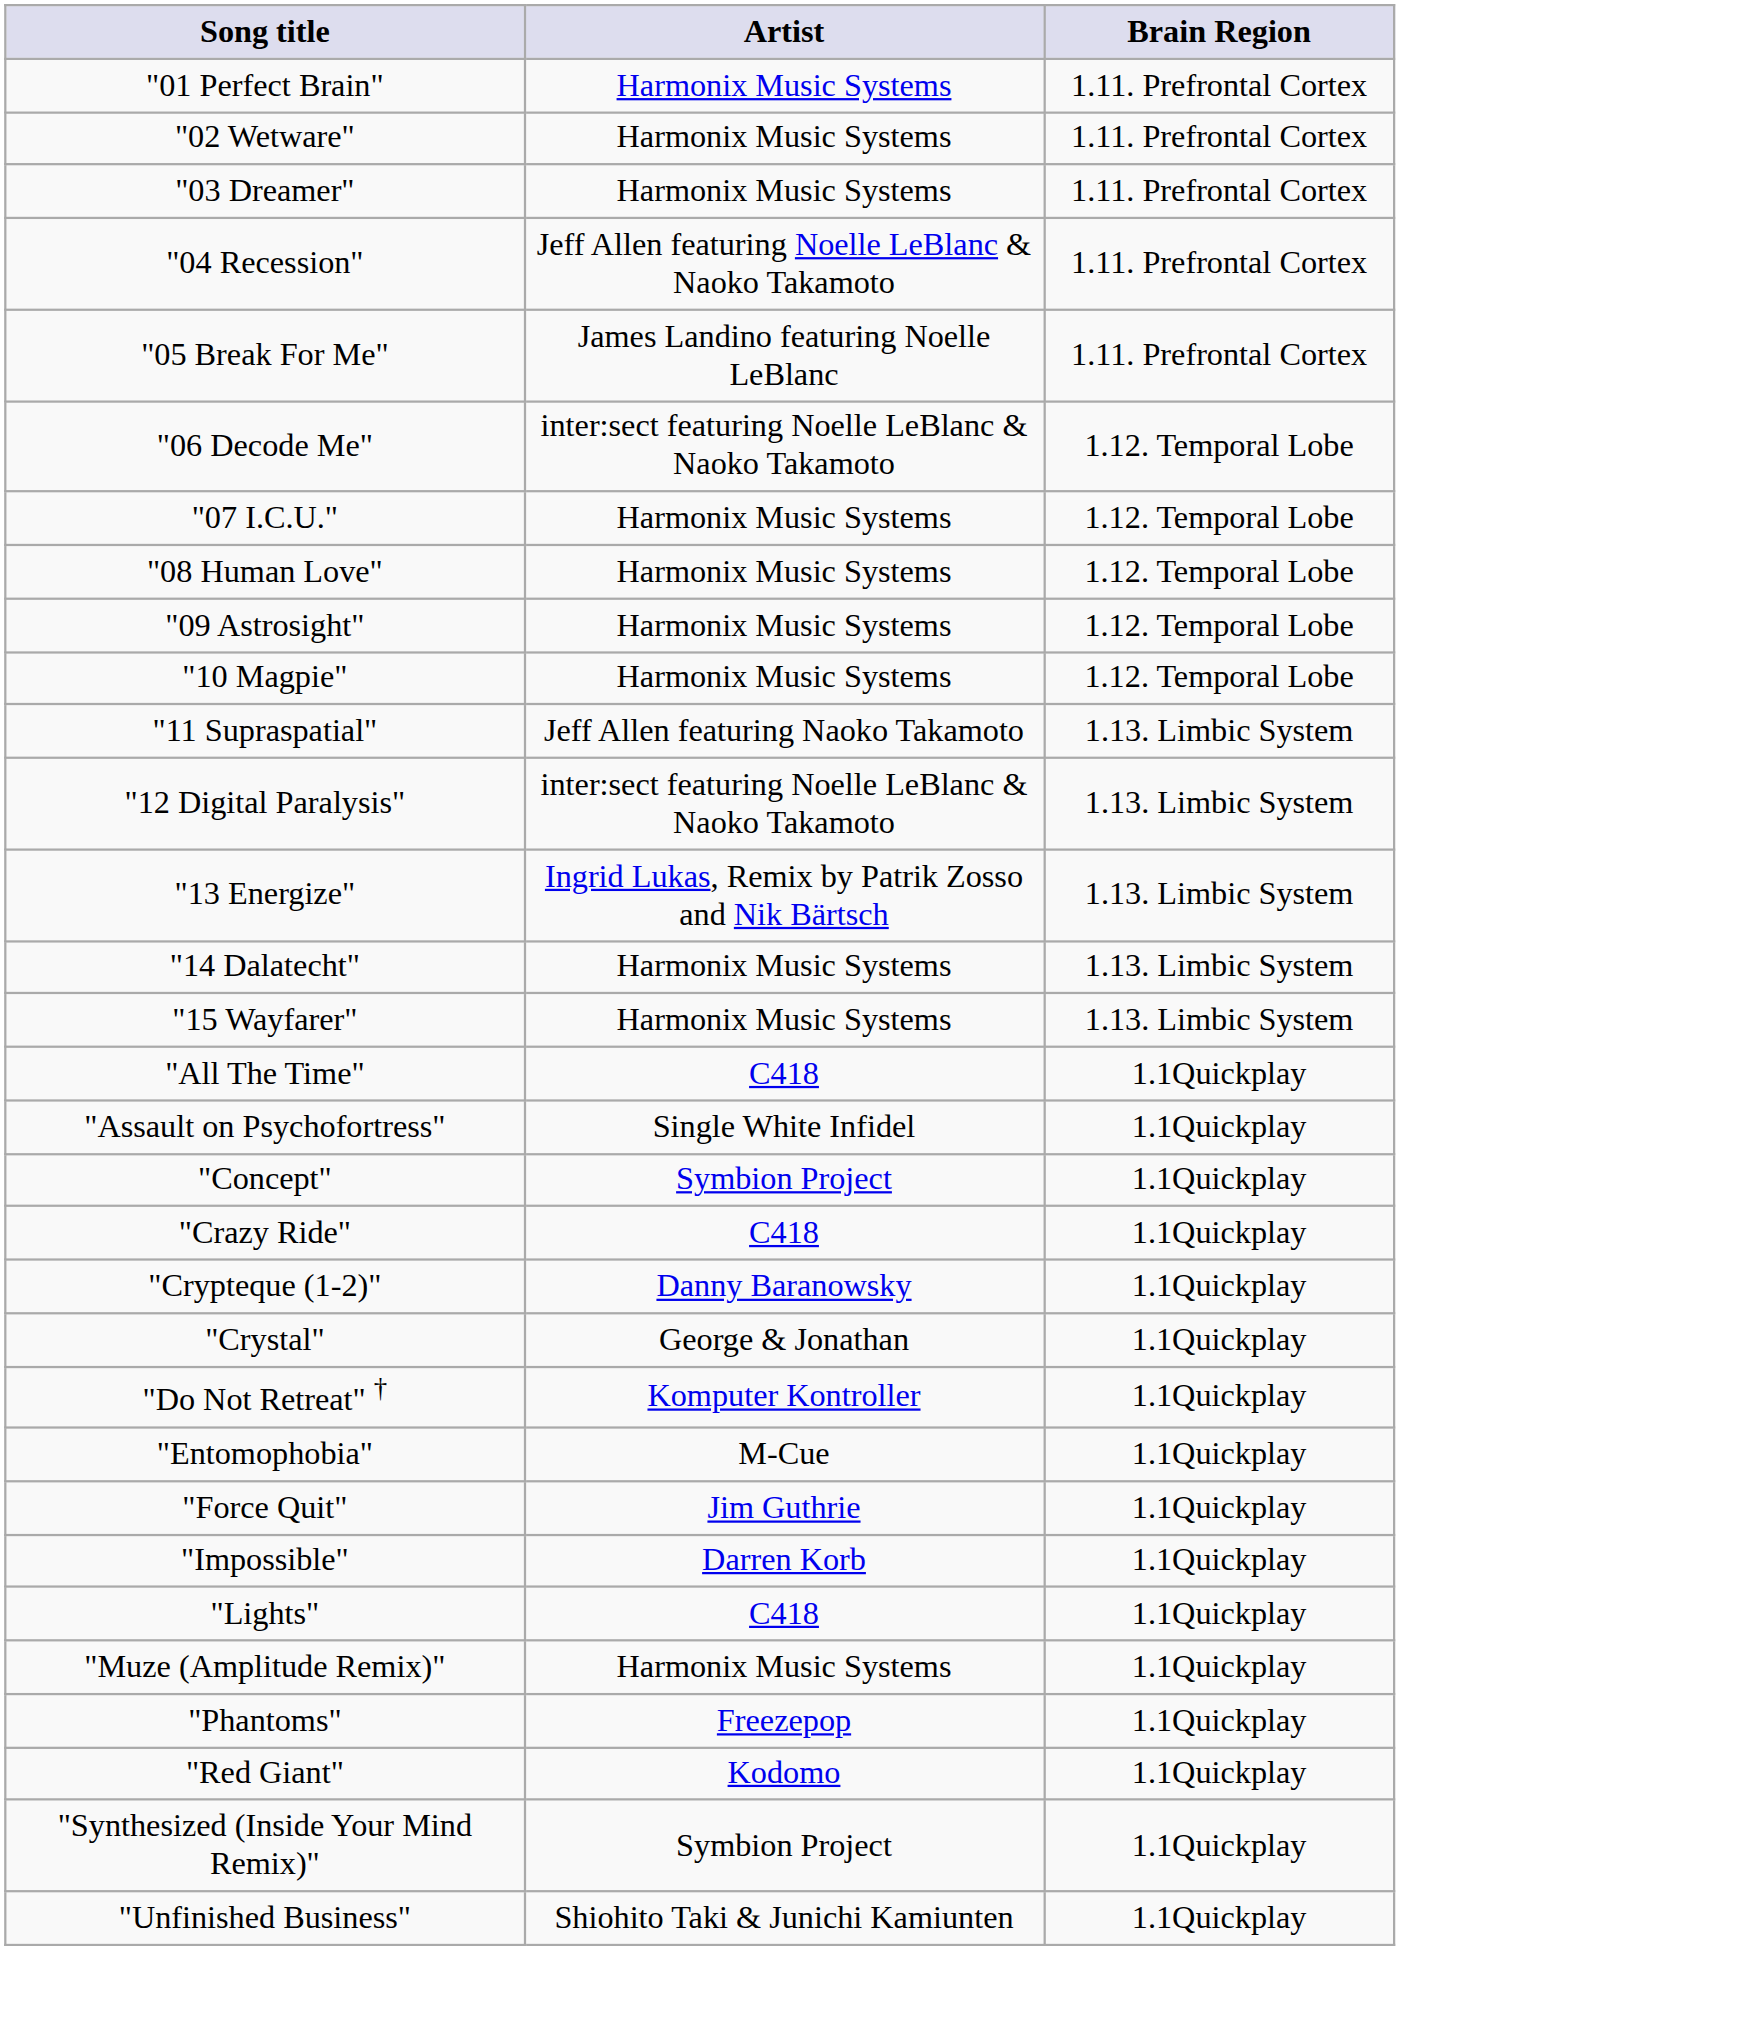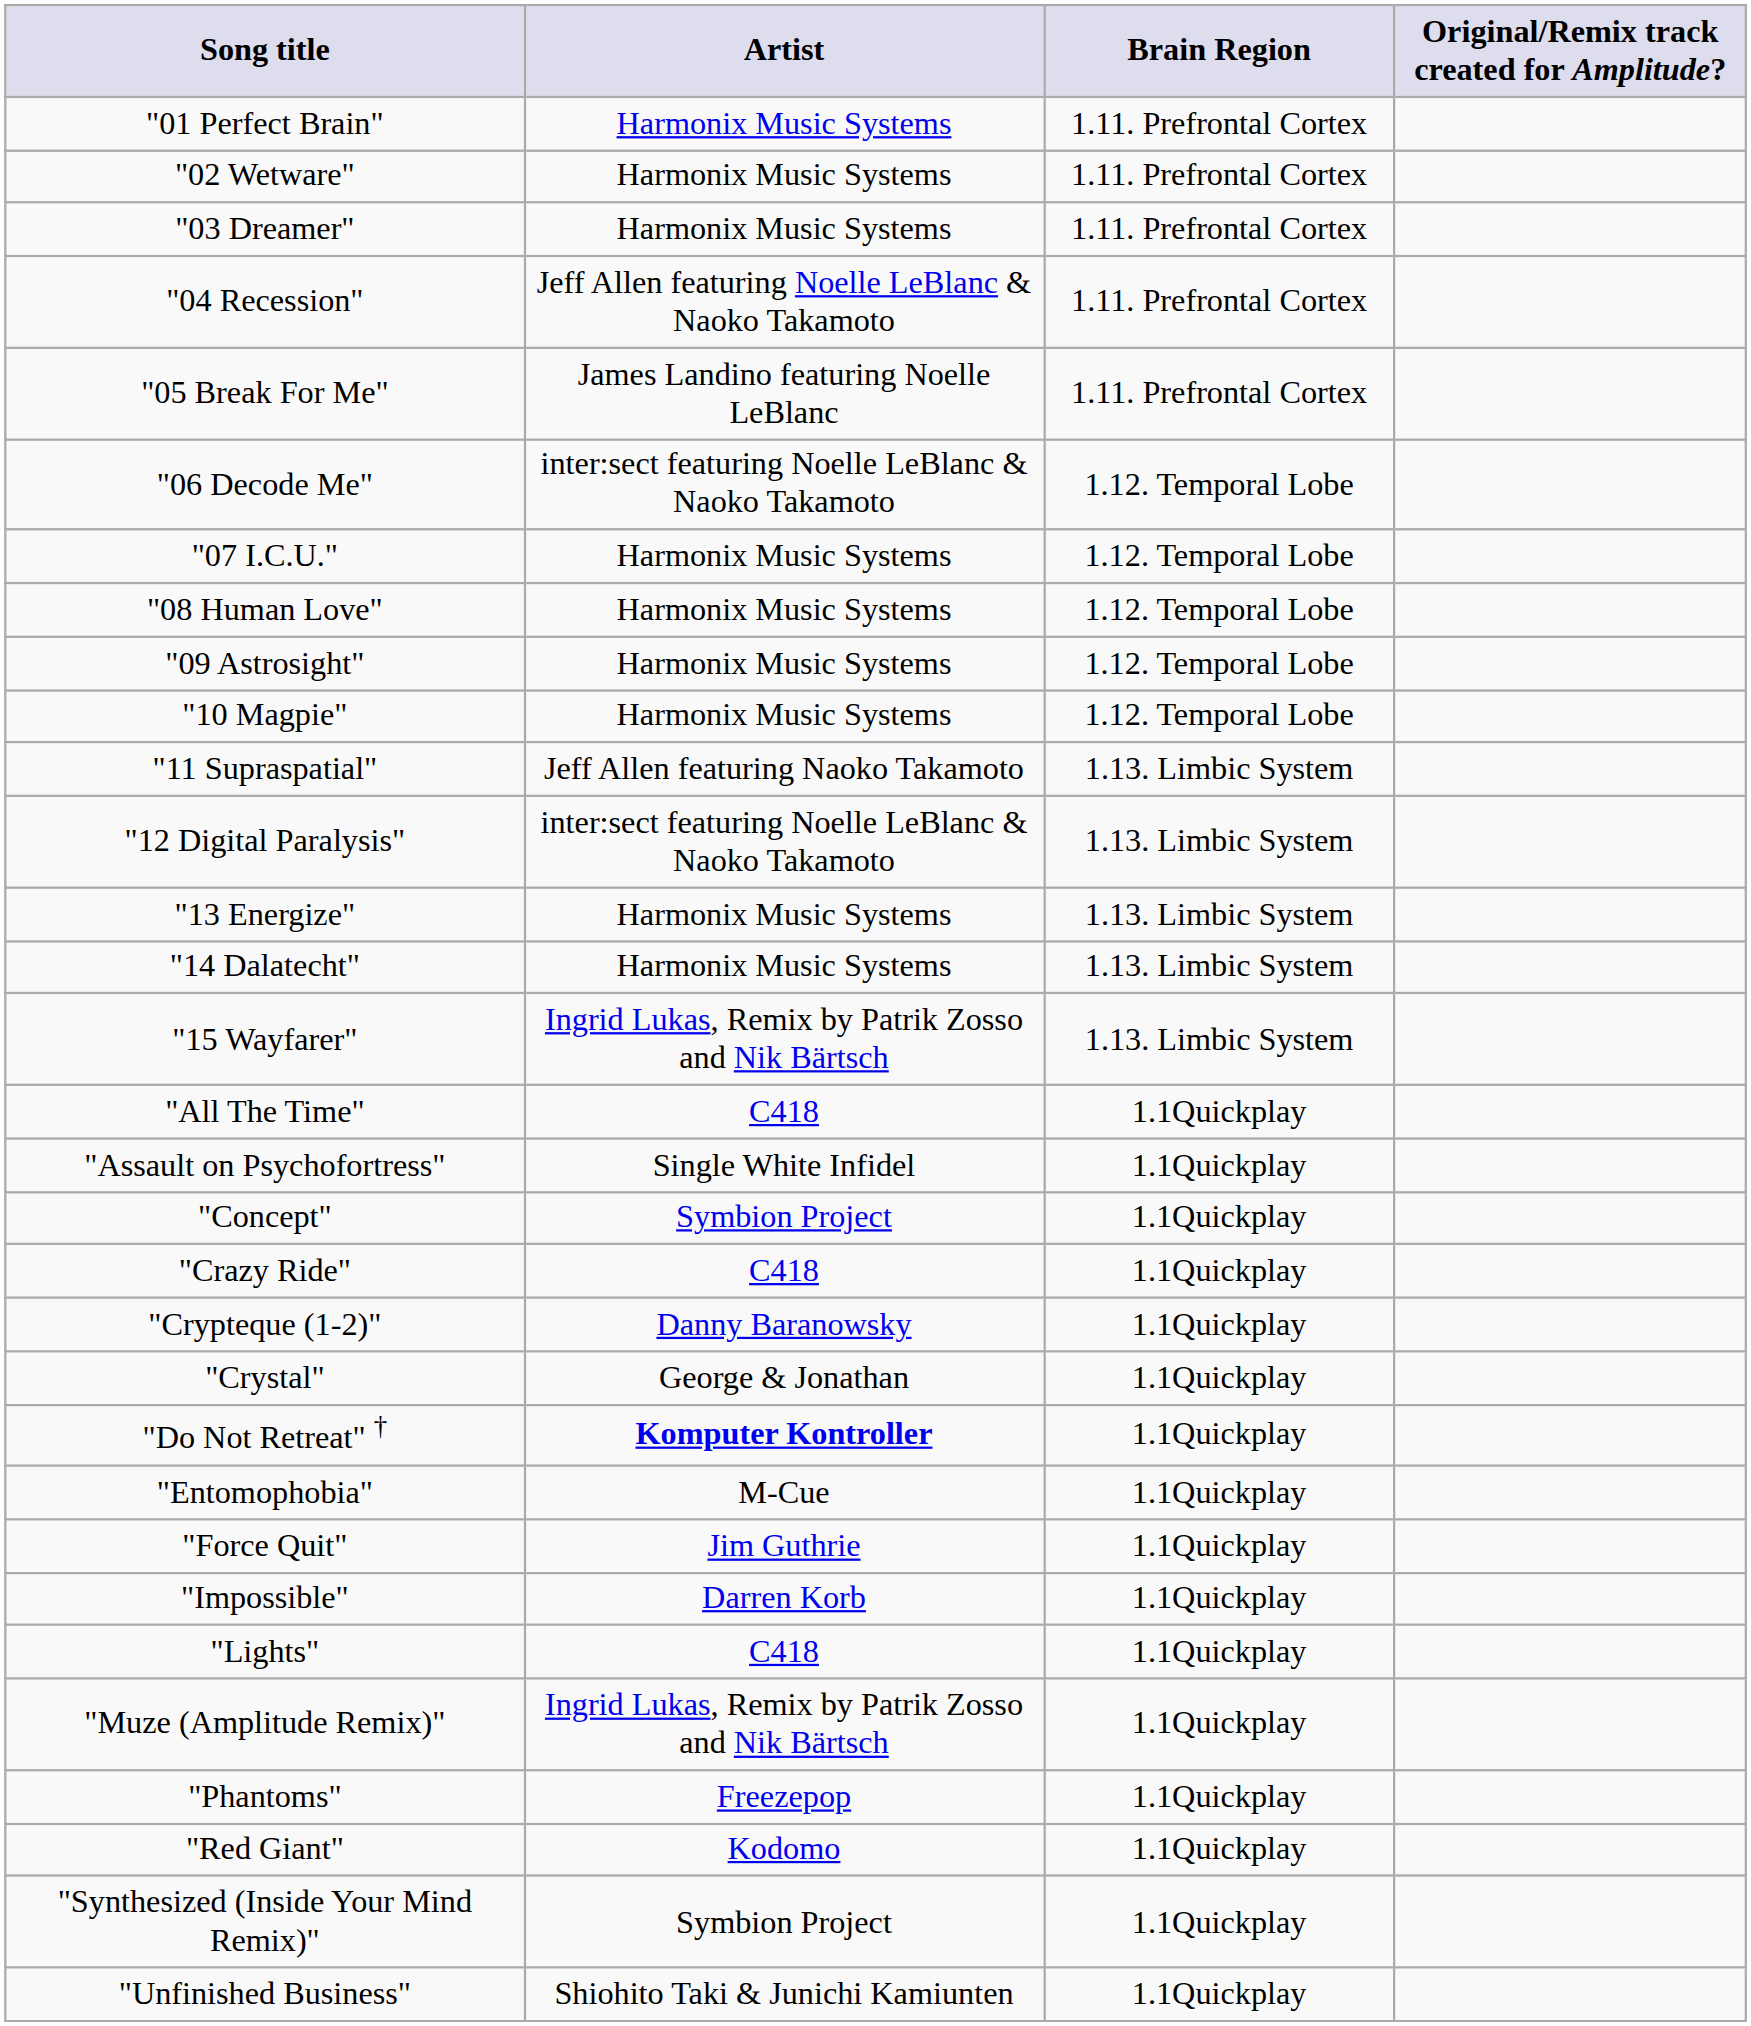+ column: (1570, 50)
(784, 894) Ingrid Lukas, Remix by Patrik Zosso and Nik Bärtsch -> (784, 913) Harmonix Music Systems
(784, 1019) Harmonix Music Systems -> (784, 1038) Ingrid Lukas, Remix by Patrik Zosso and Nik Bärtsch
(784, 1396) normal -> (784, 1434) bold
(784, 1666) Harmonix Music Systems -> (784, 1723) Ingrid Lukas, Remix by Patrik Zosso and Nik Bärtsch
